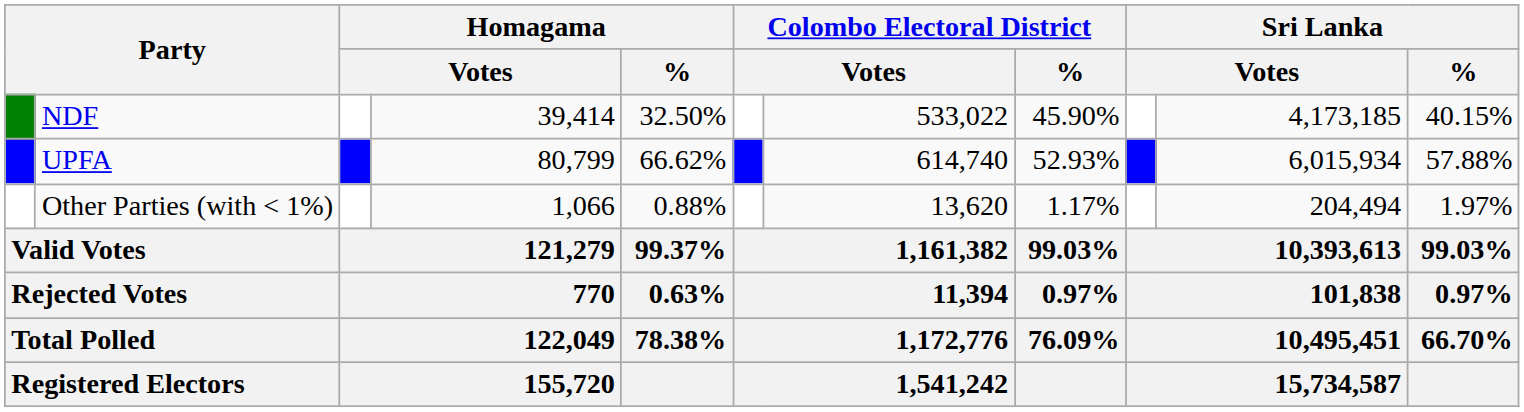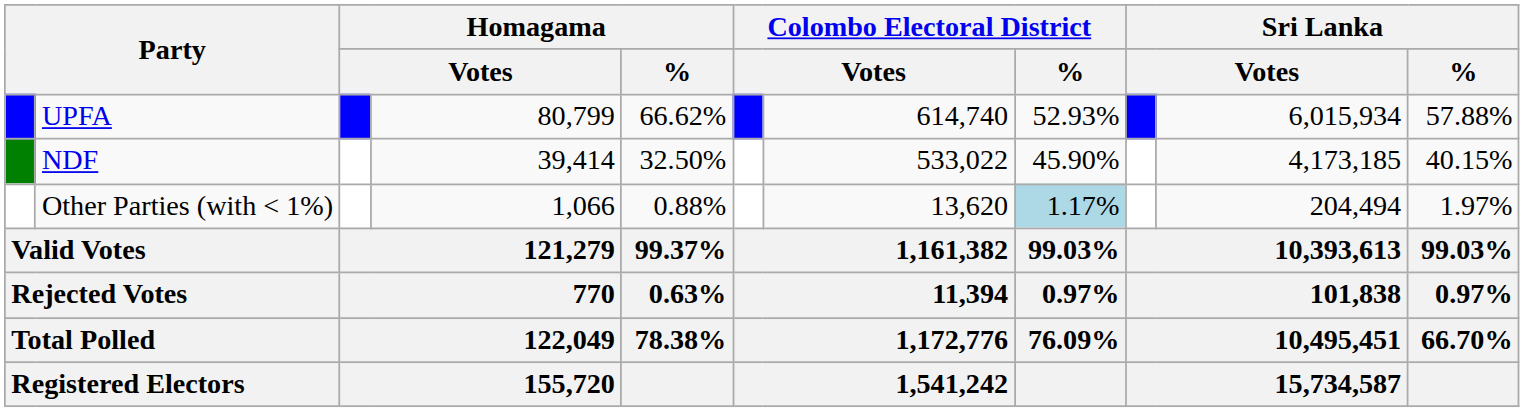rows swapped: (77, 160) <-> (70, 116)
(1083, 205) no background -> (1083, 205) lightblue background
